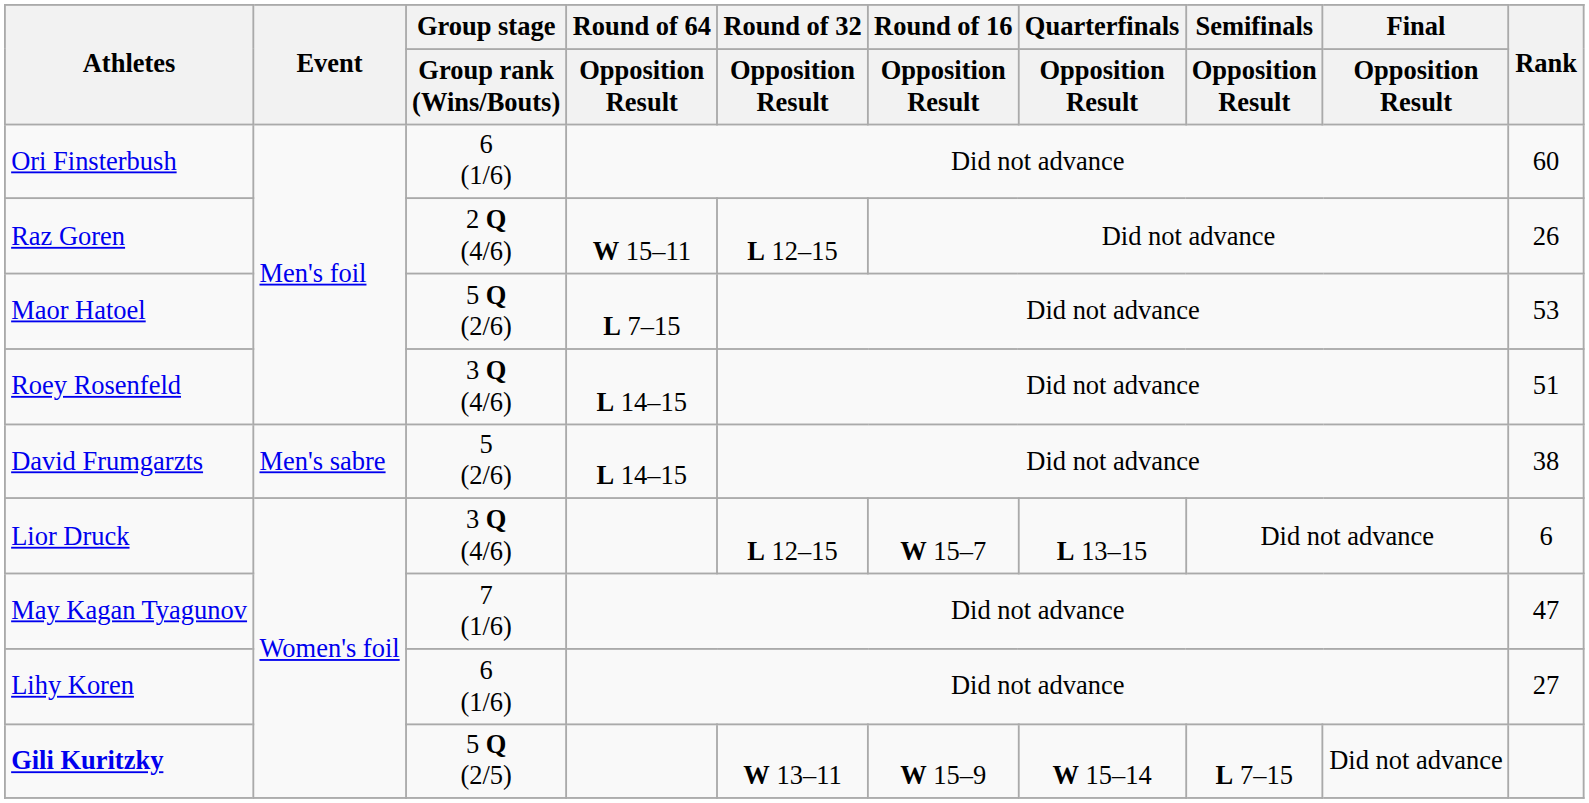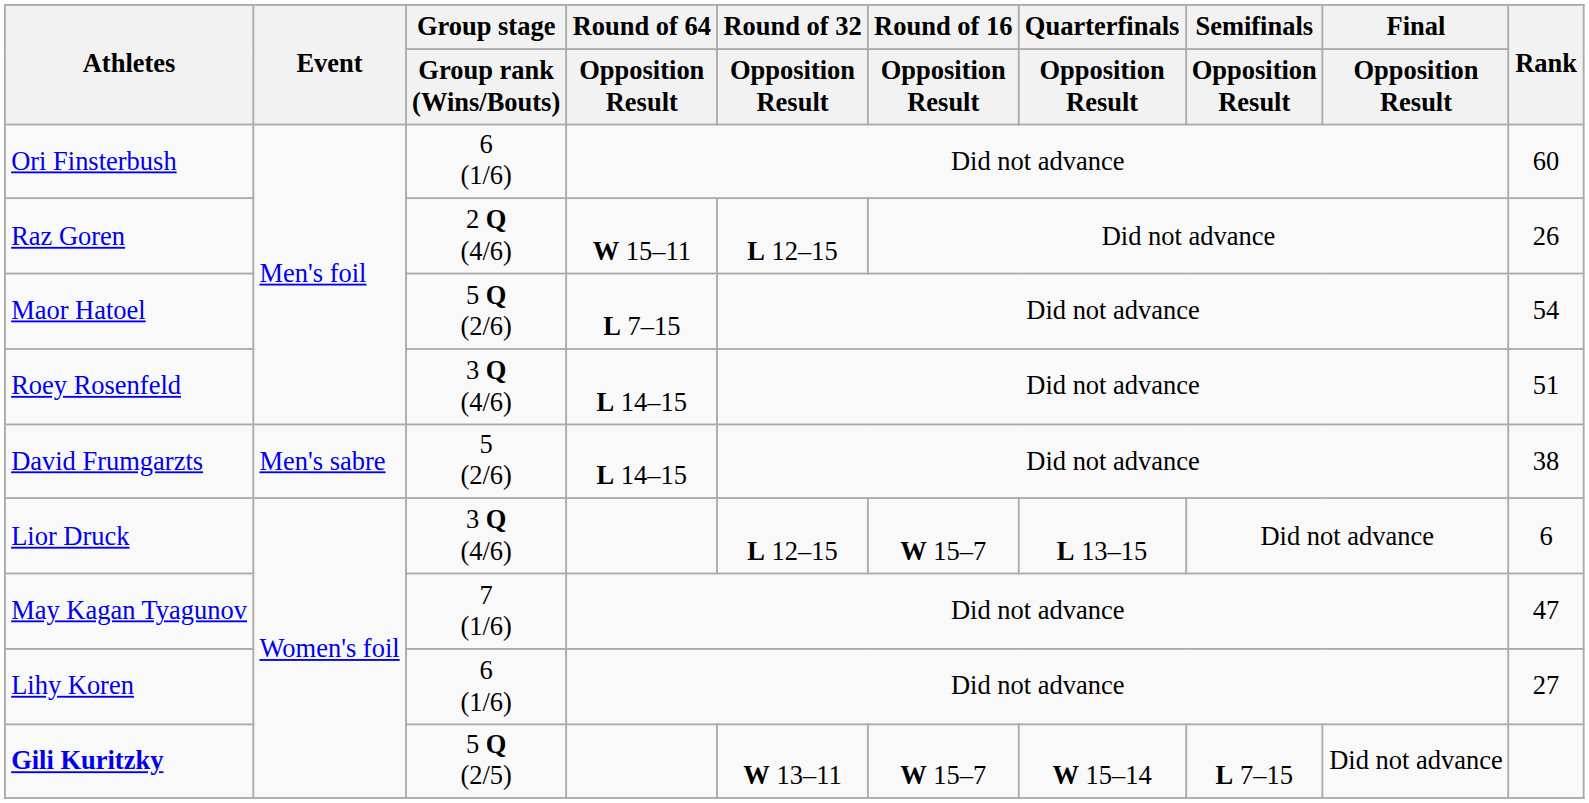(1546, 311) 53 -> (1546, 311) 54
(943, 776) W 15–9 -> (943, 776) W 15–7
